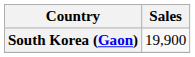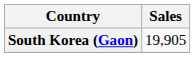(166, 40) 19,900 -> (166, 40) 19,905
